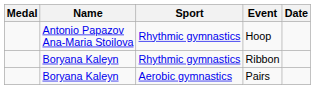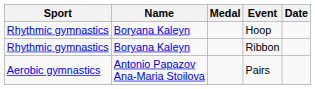columns swapped: (22, 13) <-> (189, 13)
(88, 36) Antonio Papazov Ana-Maria Stoilova -> (152, 30) Boryana Kaleyn
(81, 76) Boryana Kaleyn -> (159, 70) Antonio Papazov Ana-Maria Stoilova
